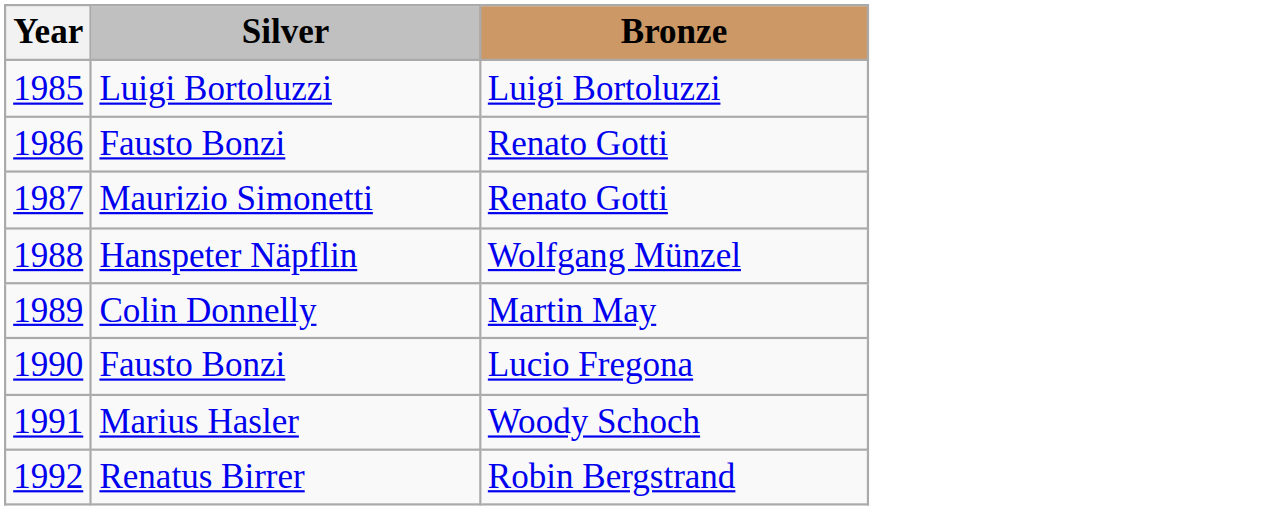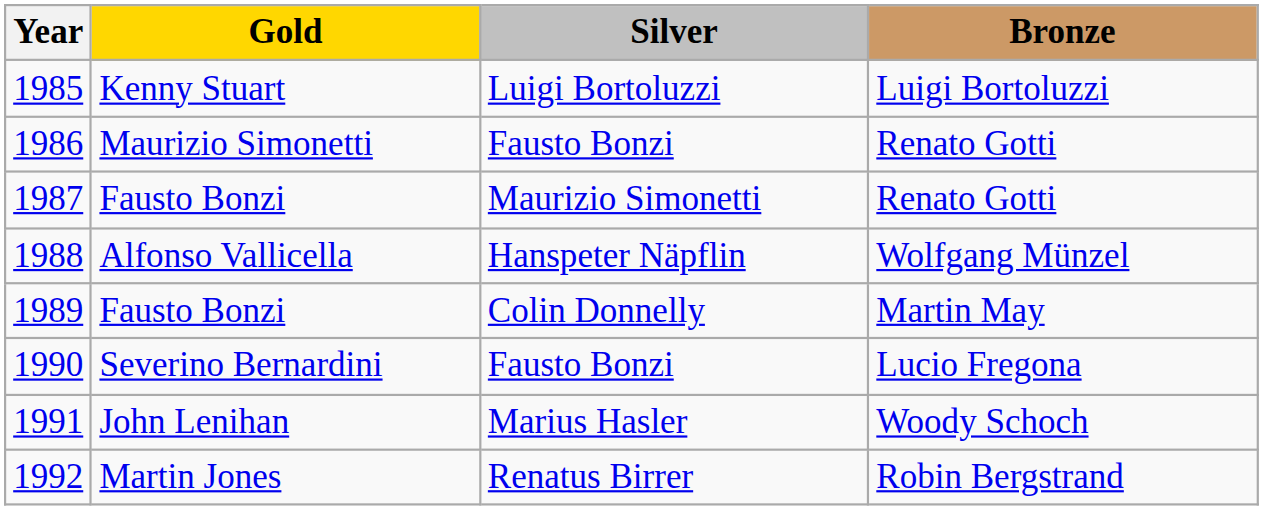+ column: (286, 32)
